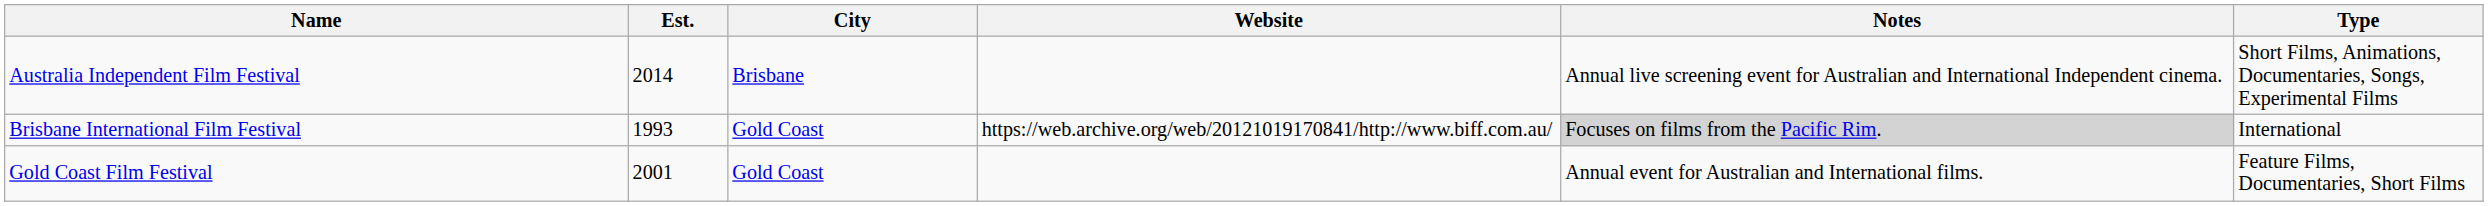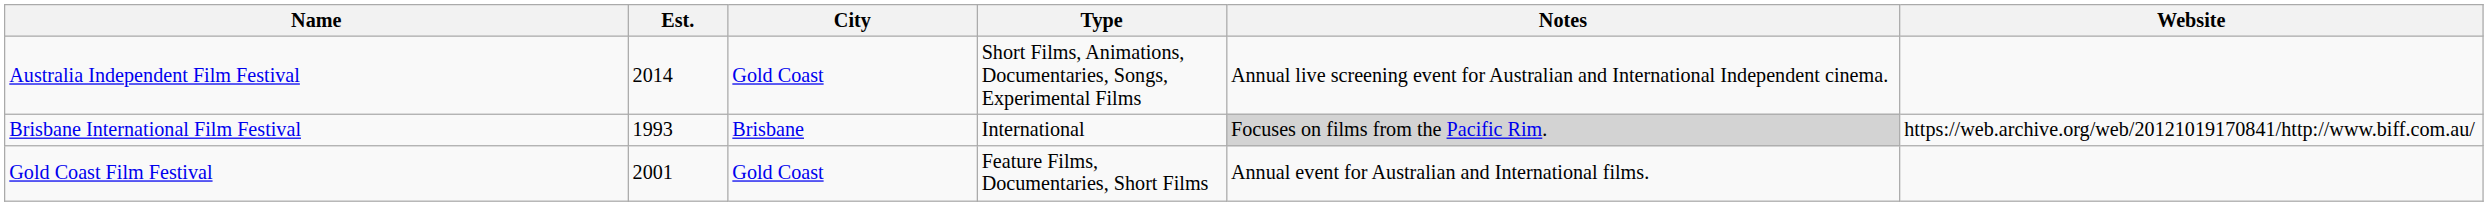columns swapped: (2358, 20) <-> (1269, 20)
(768, 75) Brisbane -> (778, 75) Gold Coast
(778, 129) Gold Coast -> (768, 129) Brisbane
